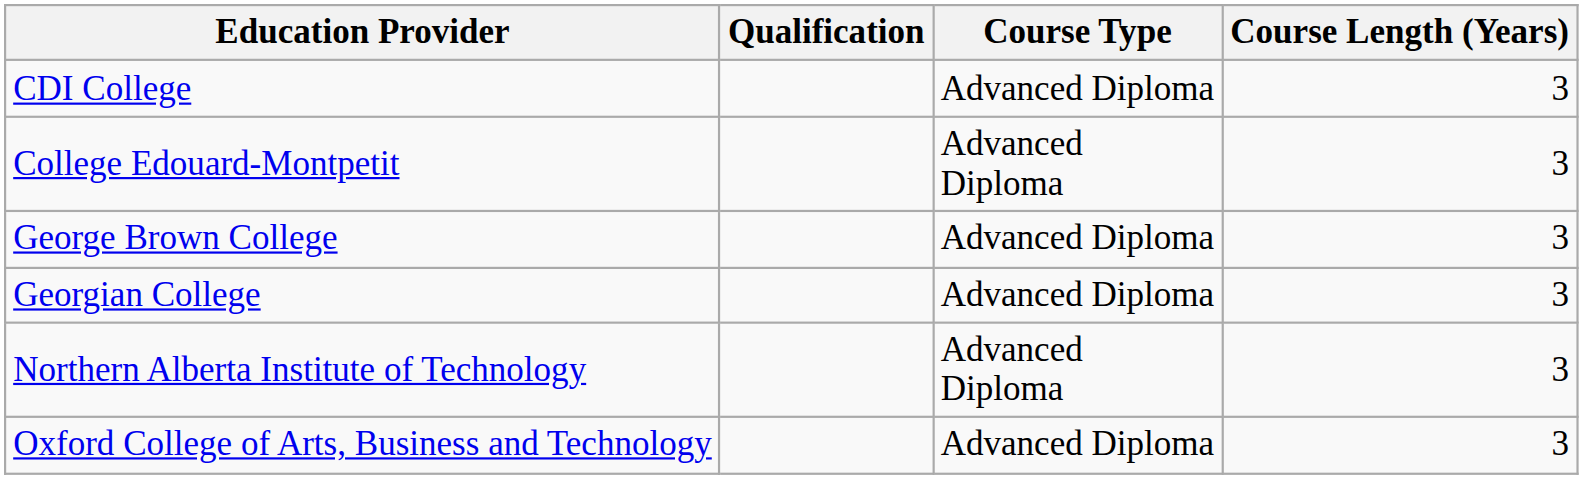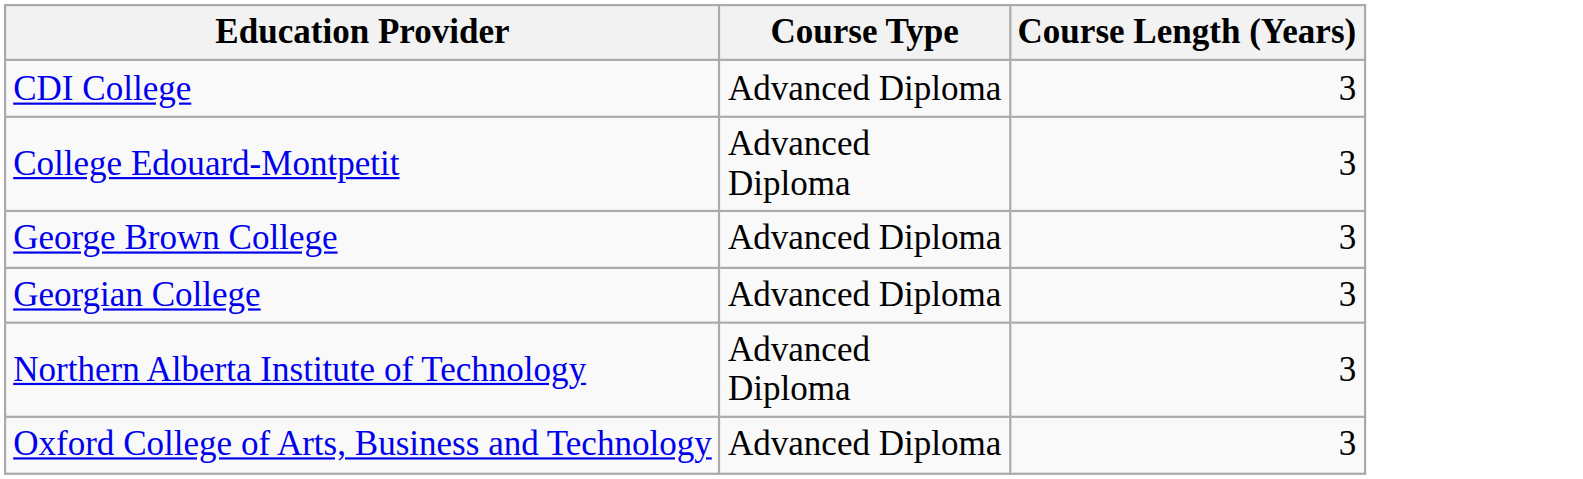- column: (826, 32)
